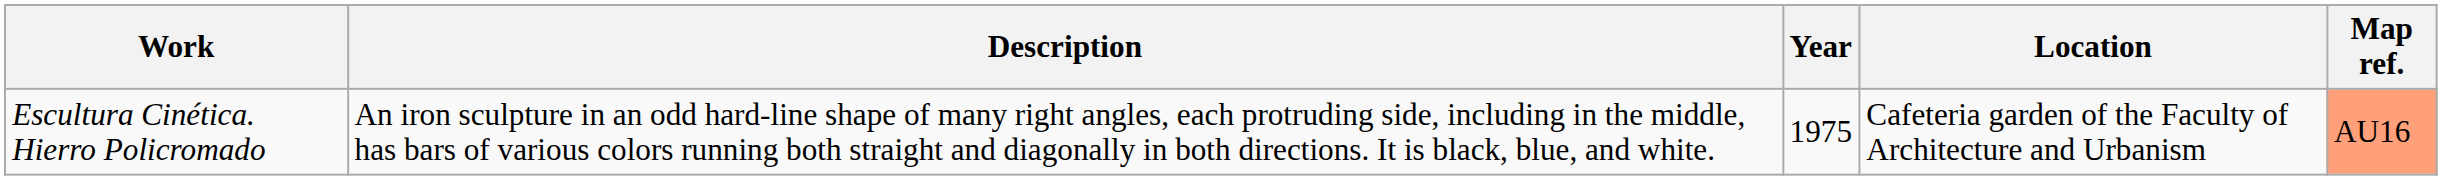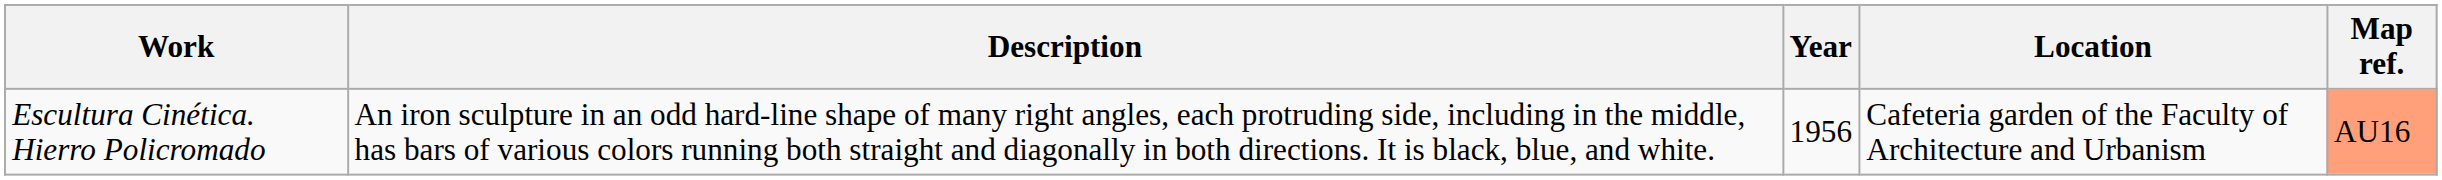(1821, 131) 1975 -> (1821, 131) 1956
